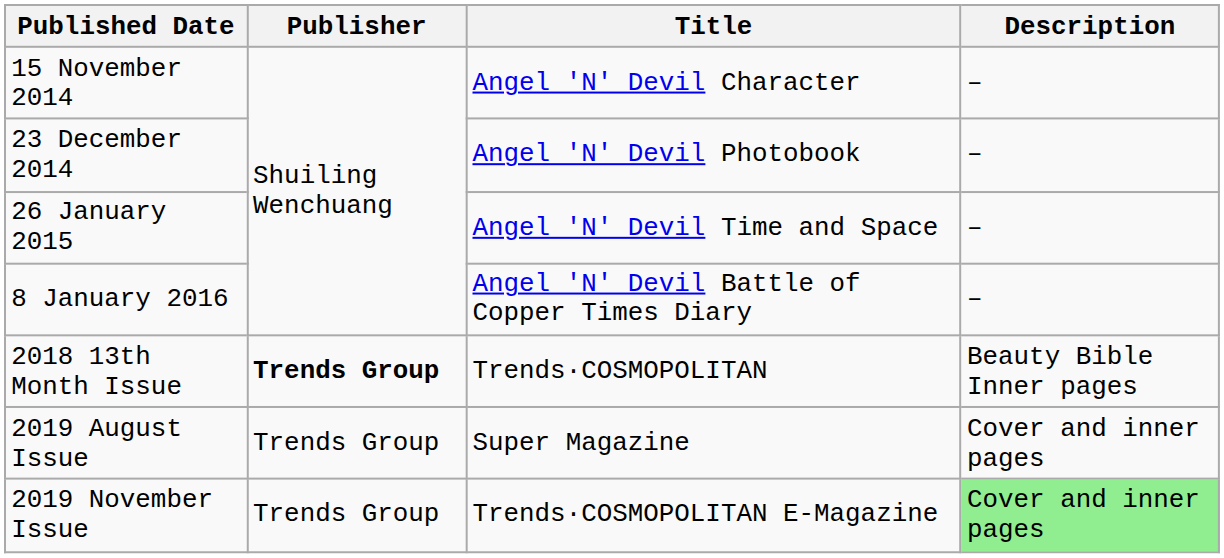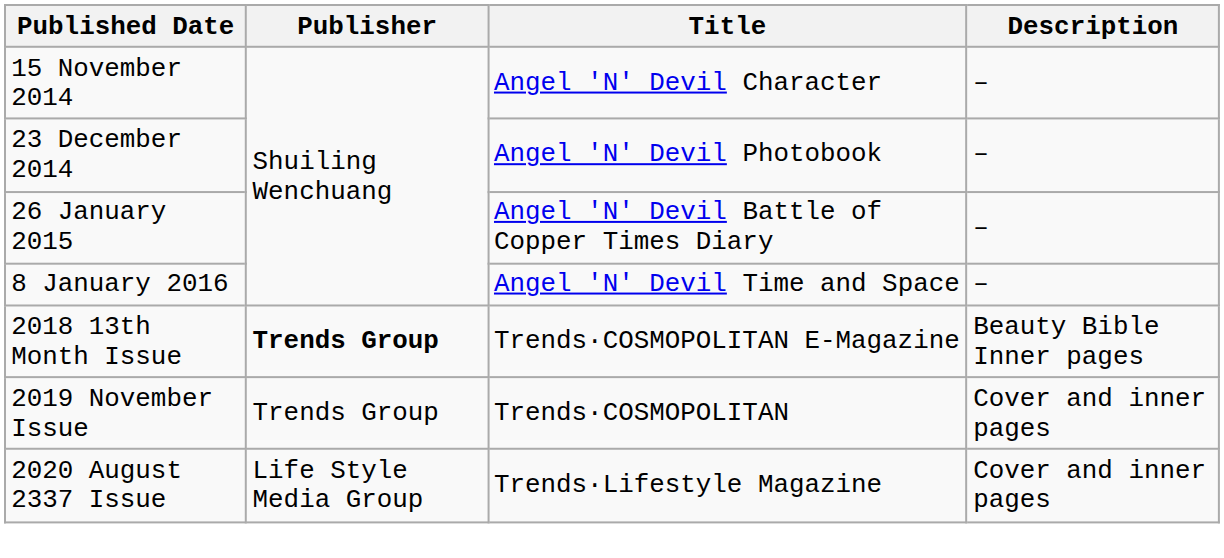(705, 227) Angel 'N' Devil Time and Space -> (688, 227) Angel 'N' Devil Battle of Copper Times Diary
(667, 299) Angel 'N' Devil Battle of Copper Times Diary -> (727, 284) Angel 'N' Devil Time and Space
(620, 371) Trends·COSMOPOLITAN -> (727, 341) Trends·COSMOPOLITAN E-Magazine
- row: (97, 443)
(705, 515) Trends·COSMOPOLITAN E-Magazine -> (641, 413) Trends·COSMOPOLITAN
(1083, 515) lightgreen background -> (1090, 413) no background
+ row: (97, 485)
